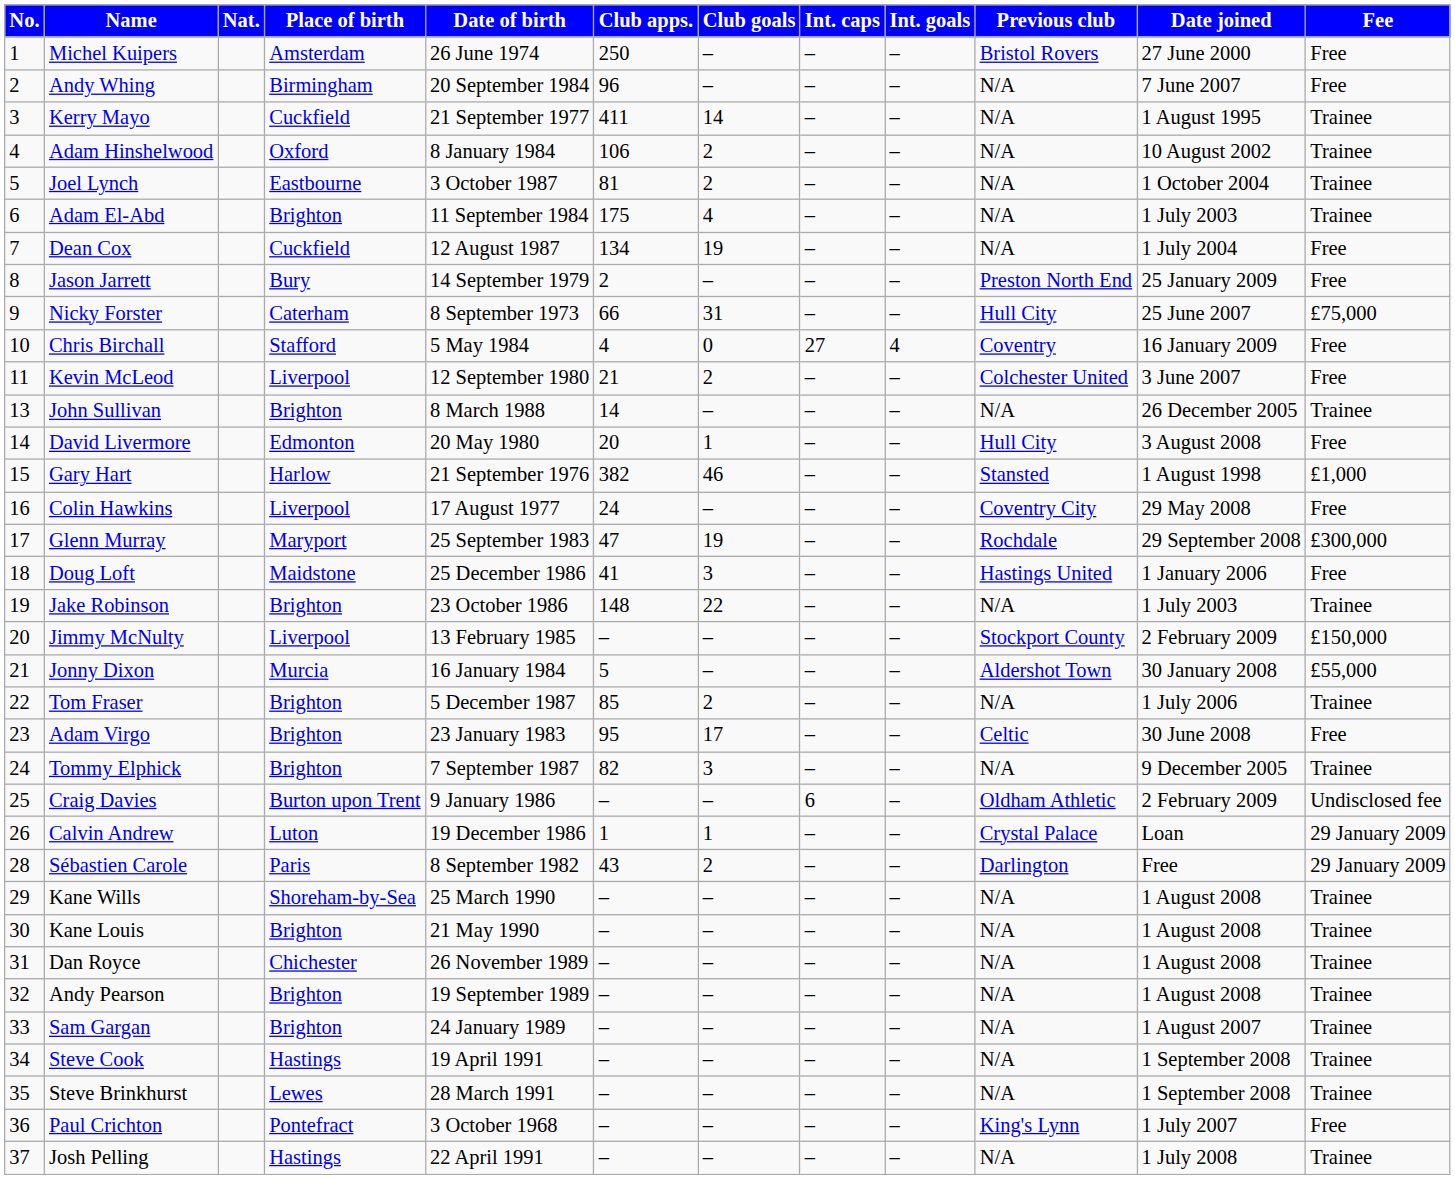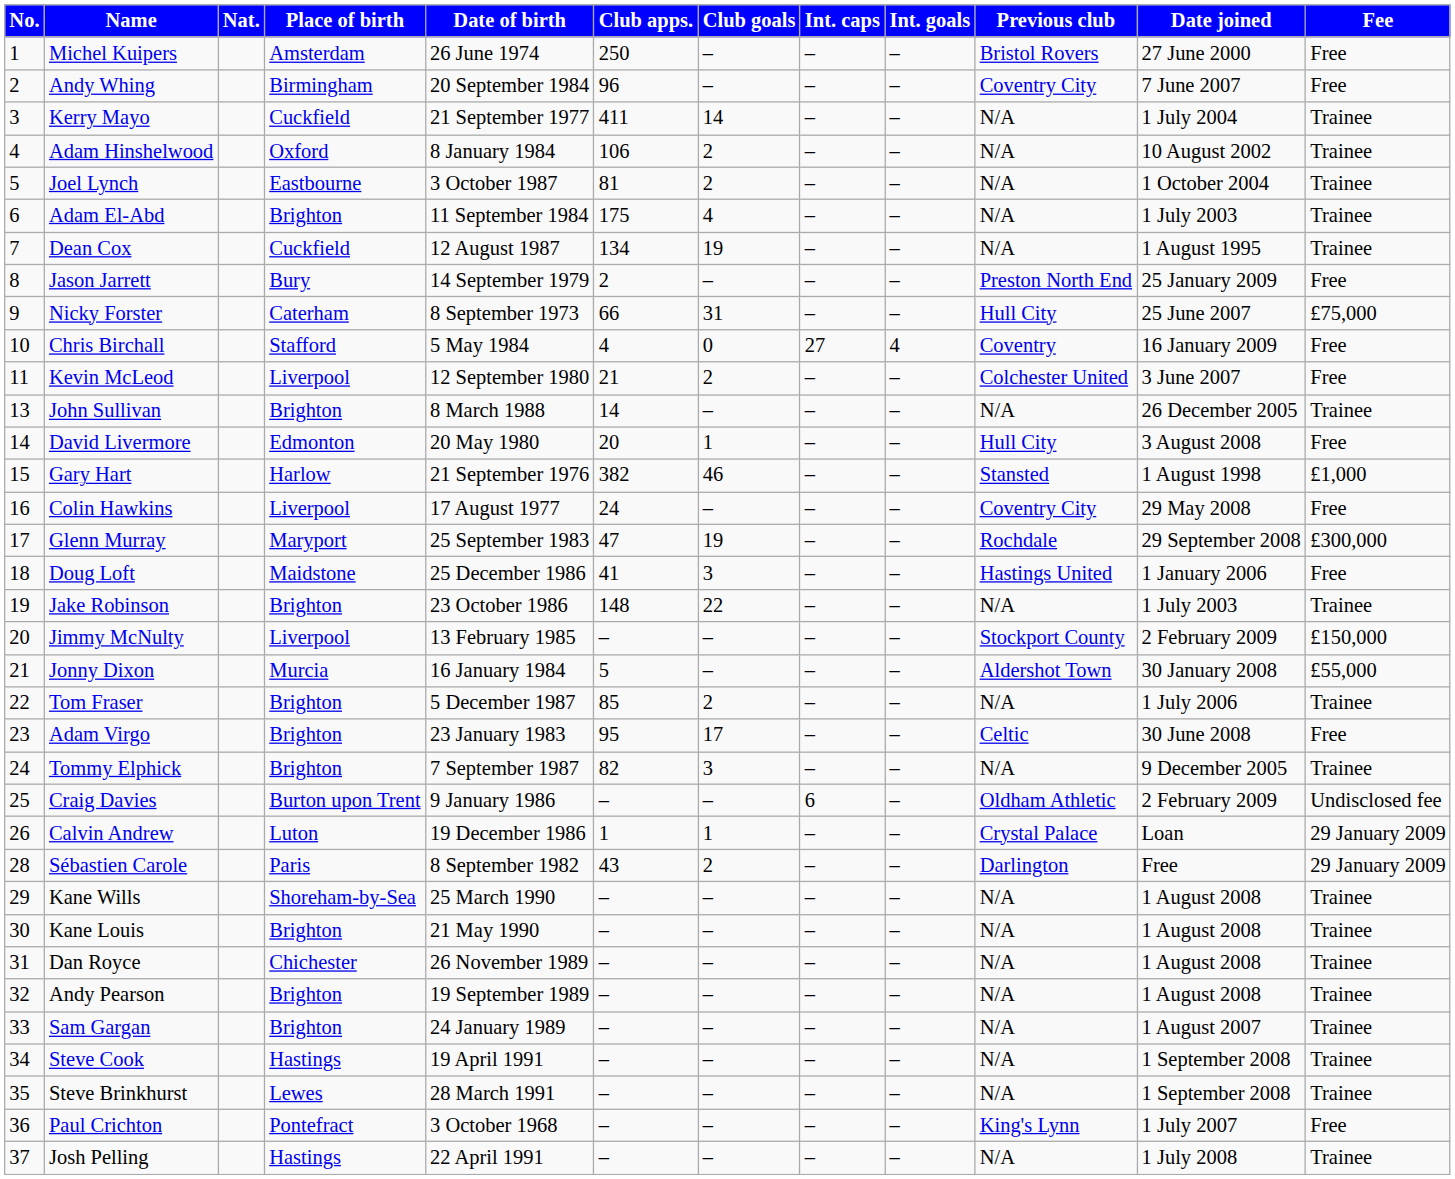(997, 85) N/A -> (1038, 85) Coventry City
(1201, 118) 1 August 1995 -> (1189, 118) 1 July 2004
(1189, 248) 1 July 2004 -> (1201, 248) 1 August 1995
(1328, 248) Free -> (1341, 248) Trainee
